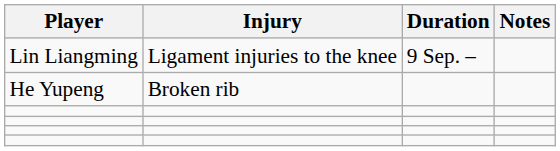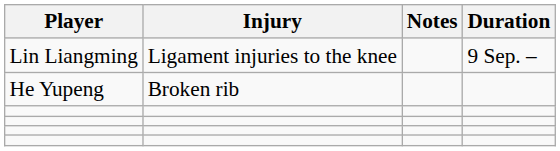columns swapped: (448, 21) <-> (525, 21)
